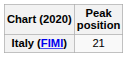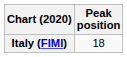(99, 43) 21 -> (99, 43) 18
